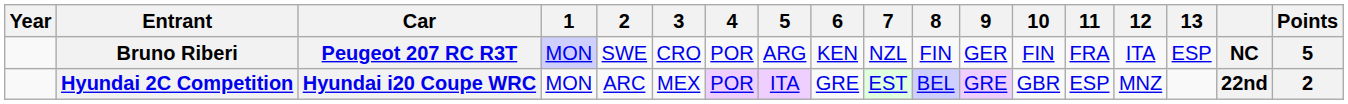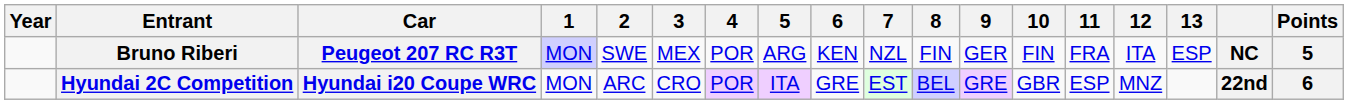(679, 53) CRO -> (679, 53) MEX
(679, 84) MEX -> (679, 84) CRO
(1308, 84) 2 -> (1308, 84) 6
